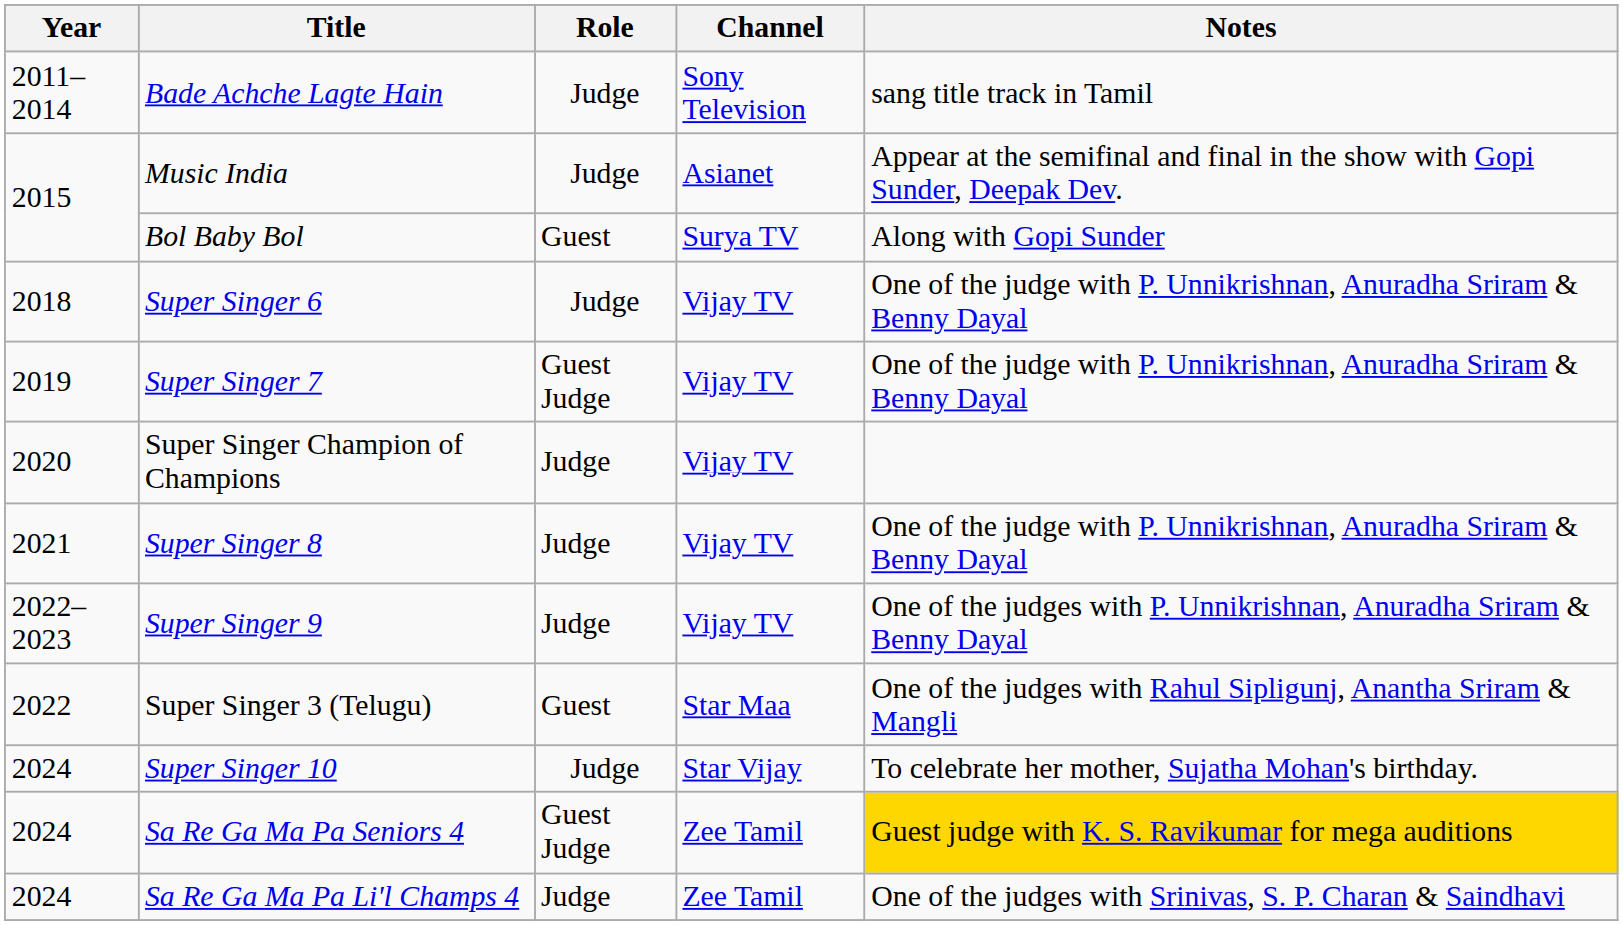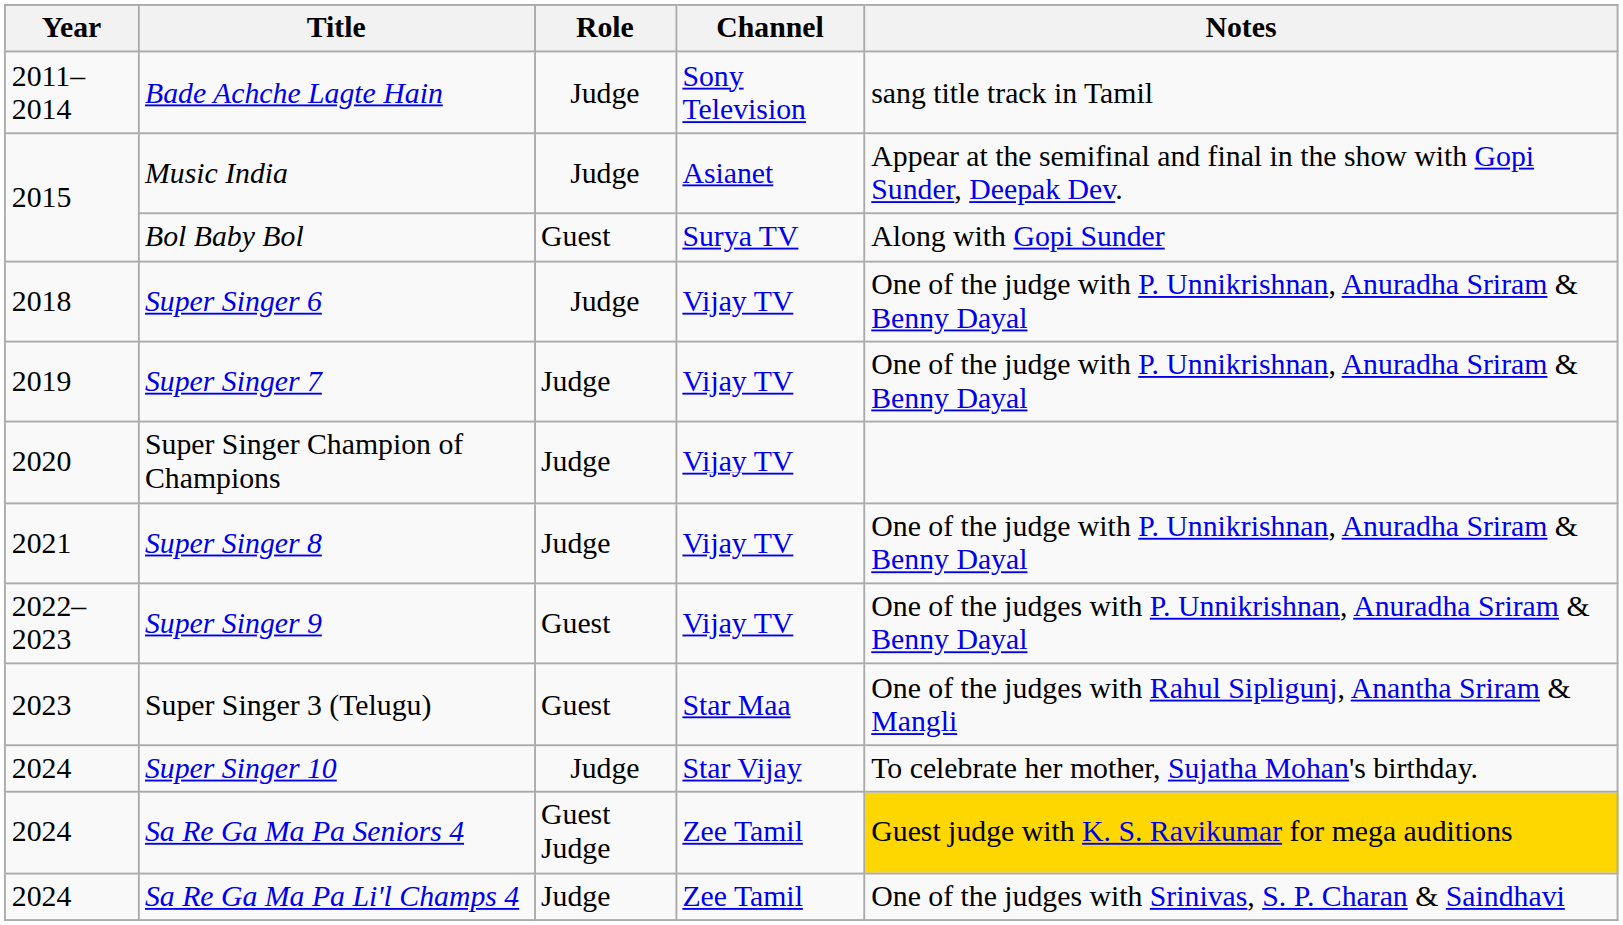(576, 381) Guest Judge -> (576, 381) Judge
(576, 623) Judge -> (576, 623) Guest
(42, 703) 2022 -> (42, 703) 2023
